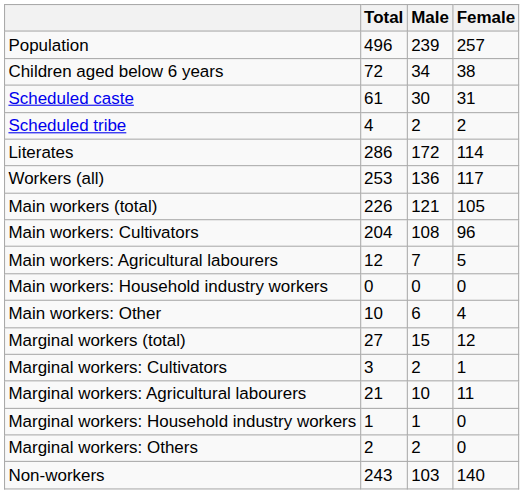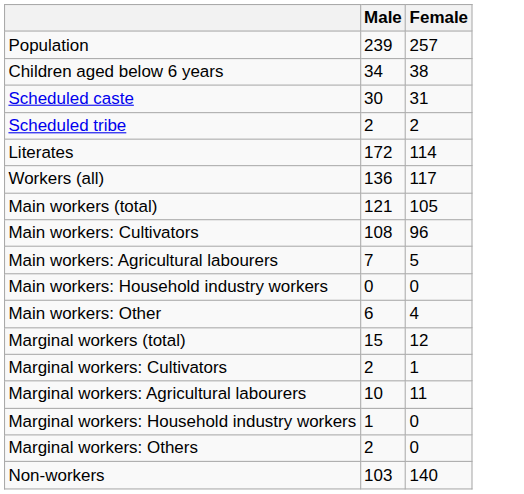- column: (384, 17)
